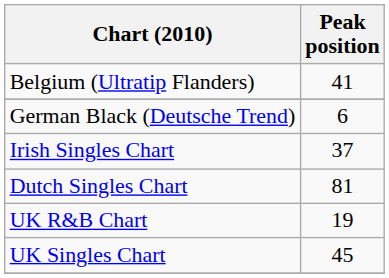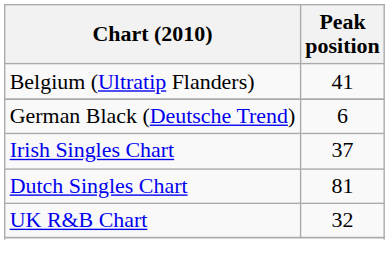(343, 220) 19 -> (343, 220) 32
- row: (88, 255)
